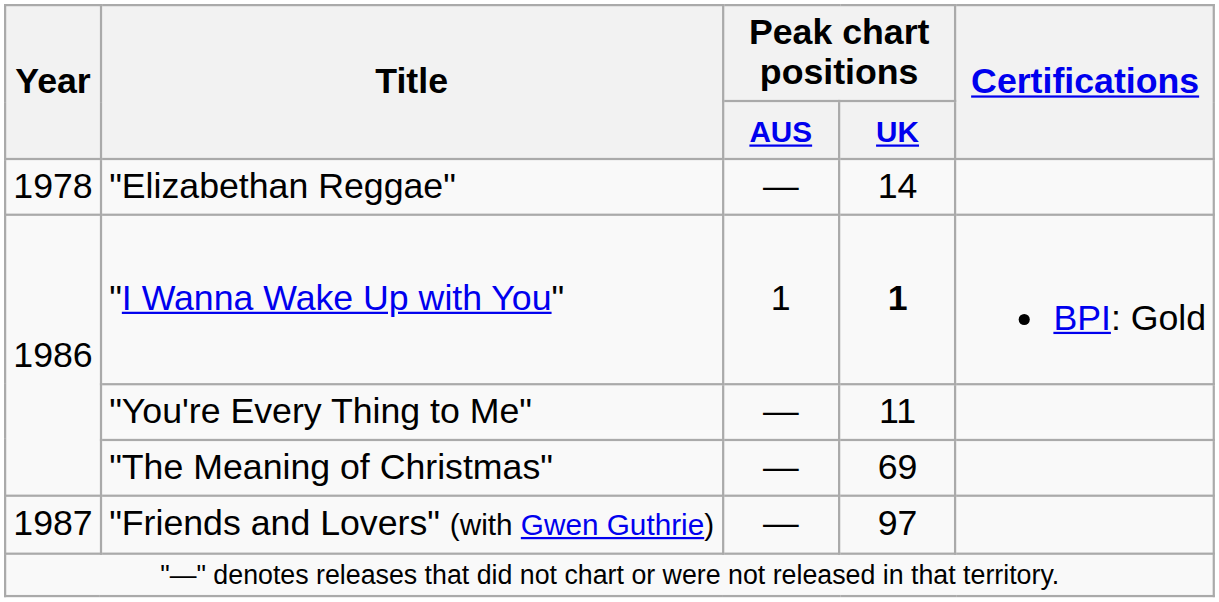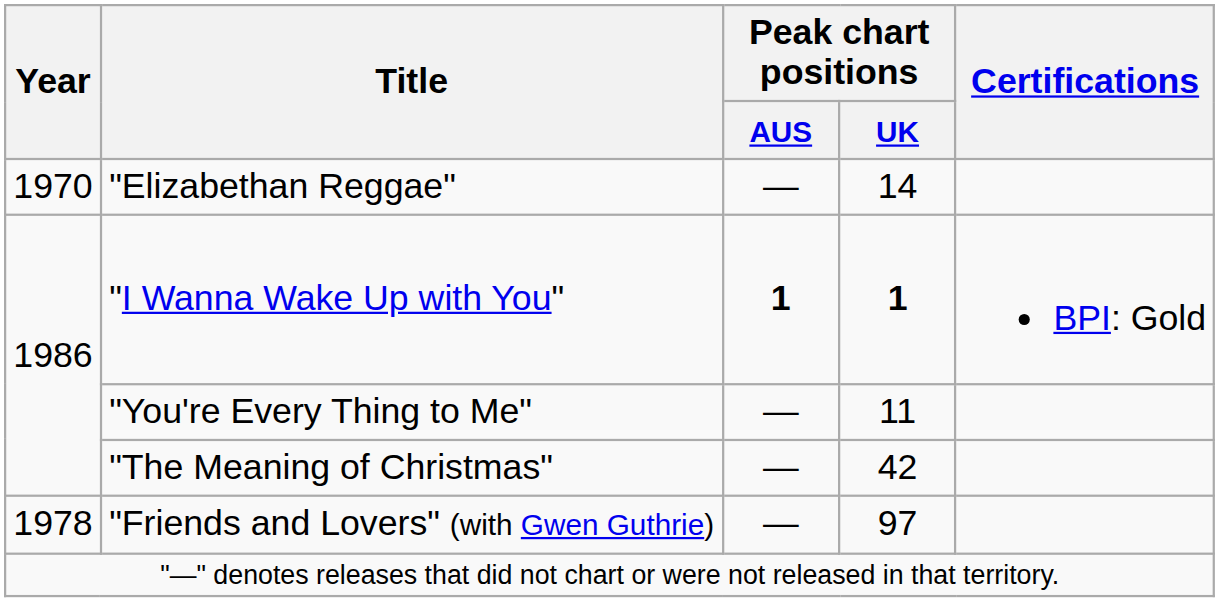(53, 186) 1978 -> (53, 186) 1970
(781, 298) normal -> (781, 298) bold
(898, 467) 69 -> (898, 467) 42
(53, 523) 1987 -> (53, 523) 1978
